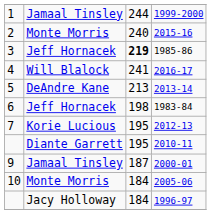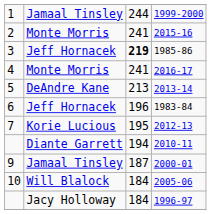(139, 32) 240 -> (139, 32) 241
(68, 70) Will Blalock -> (68, 70) Monte Morris
(139, 107) 198 -> (139, 107) 196
(139, 144) 195 -> (139, 144) 194
(68, 182) Monte Morris -> (68, 182) Will Blalock
